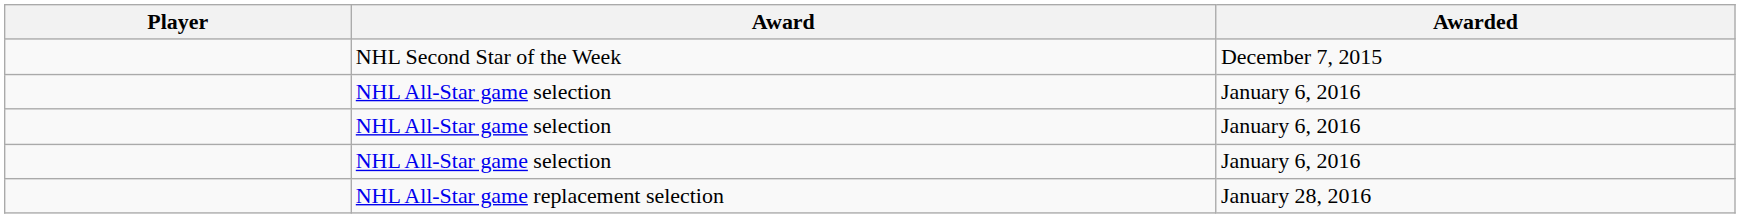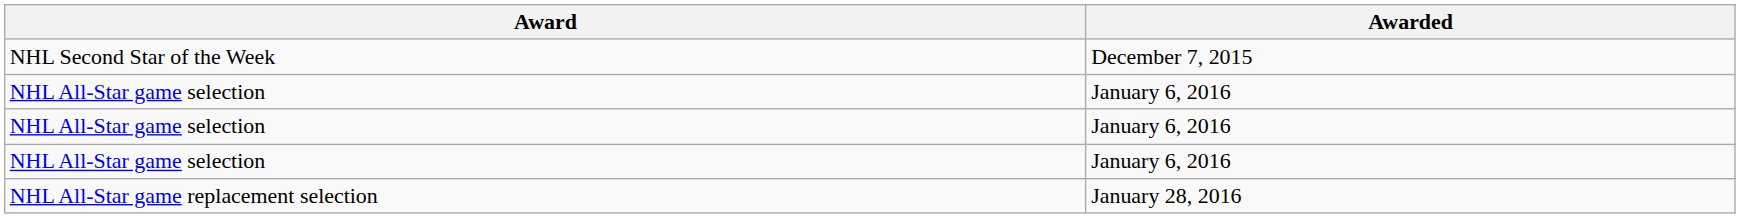- column: (178, 21)
